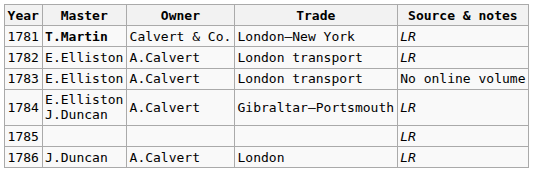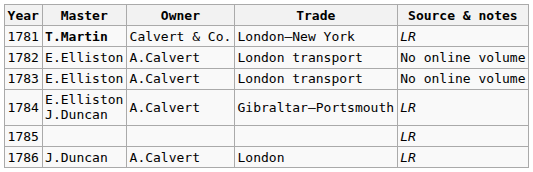(408, 57) LR -> (463, 57) No online volume
